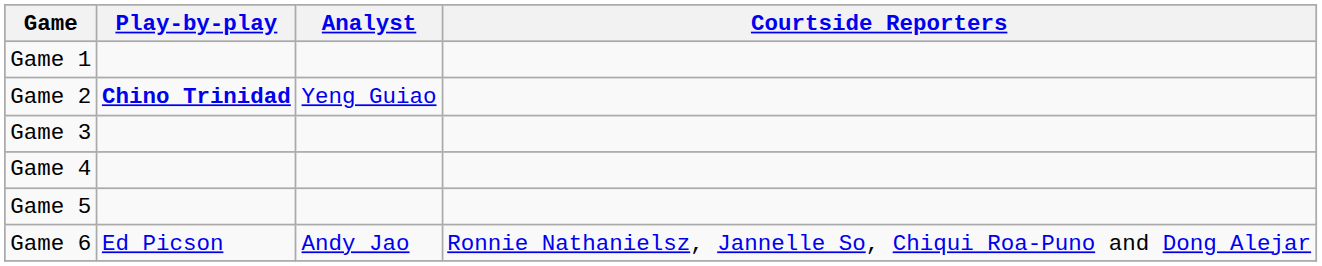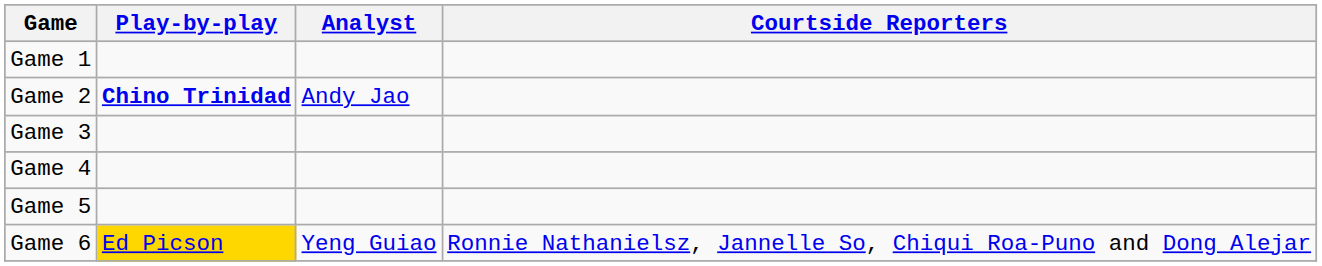(369, 97) Yeng Guiao -> (356, 97) Andy Jao
(163, 243) no background -> (163, 243) gold background
(356, 243) Andy Jao -> (369, 243) Yeng Guiao
